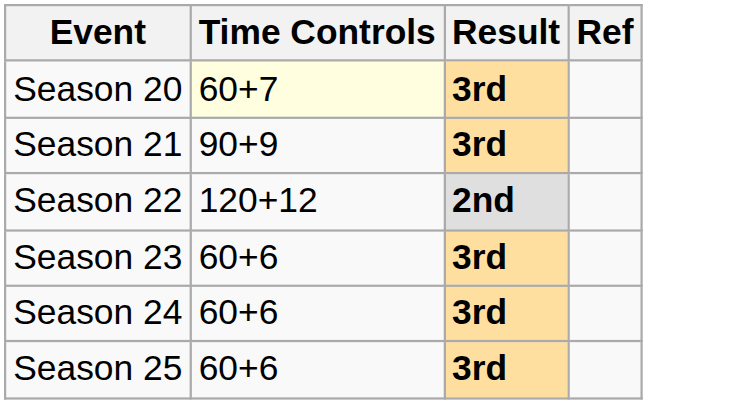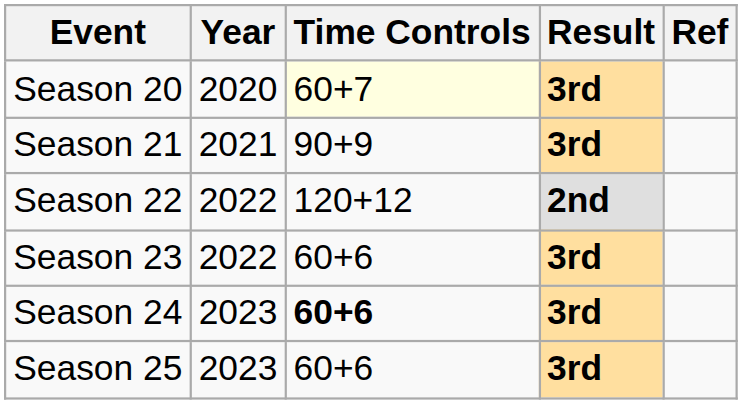+ column: (238, 32)
(238, 312) normal -> (333, 312) bold
